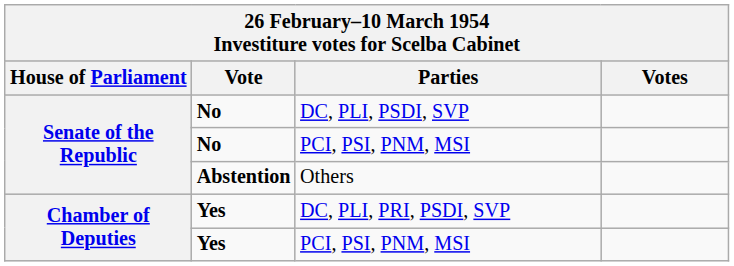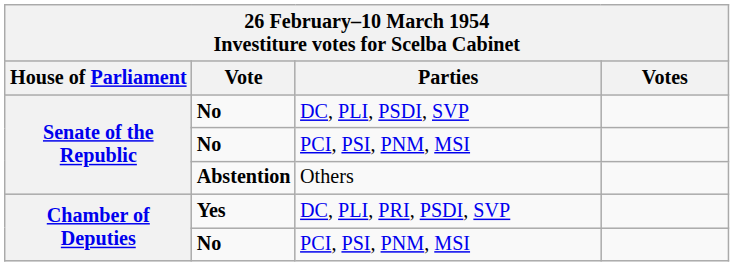(211, 243) Yes -> (209, 243) No
